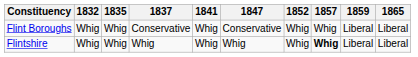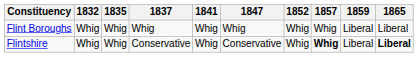(161, 28) Conservative -> (143, 28) Whig
(252, 28) Conservative -> (234, 28) Whig
(143, 44) Whig -> (161, 44) Conservative
(234, 44) Whig -> (252, 44) Conservative
(393, 44) normal -> (394, 44) bold
